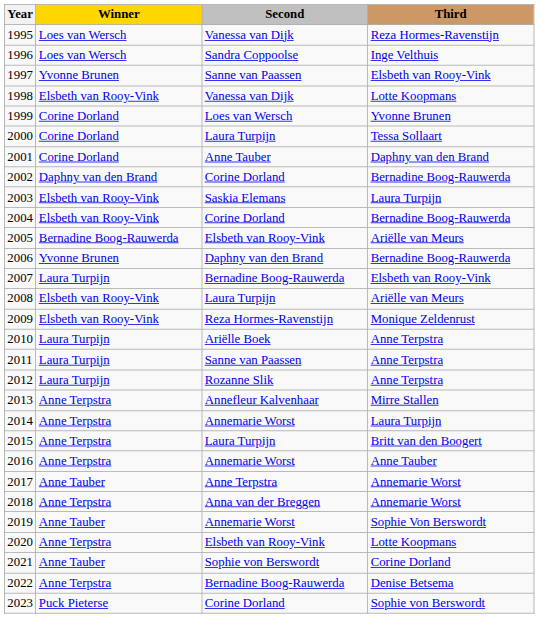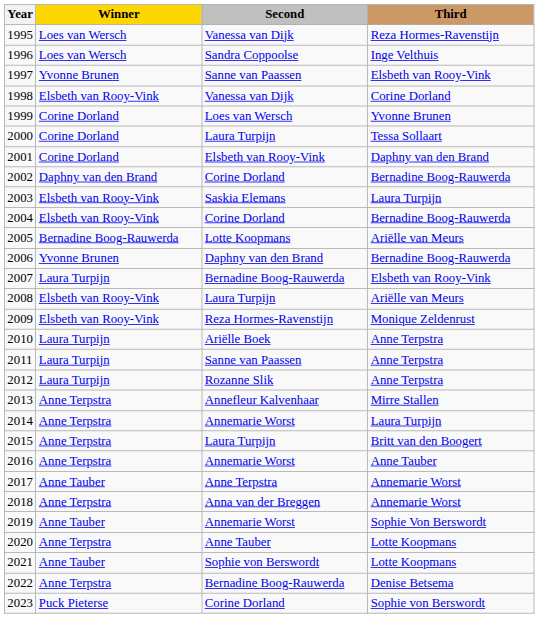(413, 95) Lotte Koopmans -> (411, 95) Corine Dorland
(238, 156) Anne Tauber -> (265, 156) Elsbeth van Rooy-Vink
(265, 237) Elsbeth van Rooy-Vink -> (248, 237) Lotte Koopmans
(265, 542) Elsbeth van Rooy-Vink -> (238, 542) Anne Tauber
(411, 562) Corine Dorland -> (413, 562) Lotte Koopmans
